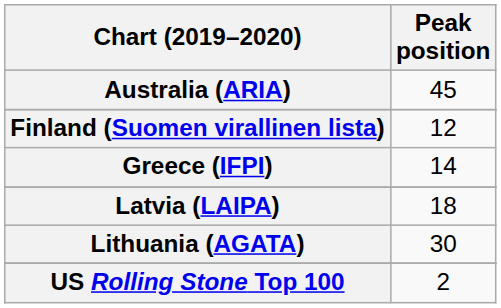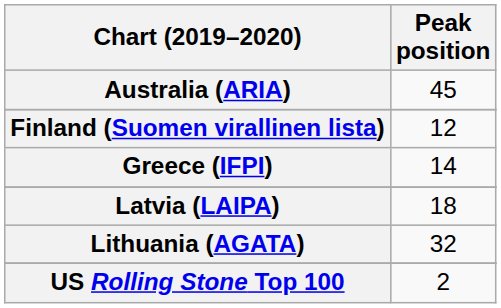(443, 243) 30 -> (443, 243) 32
